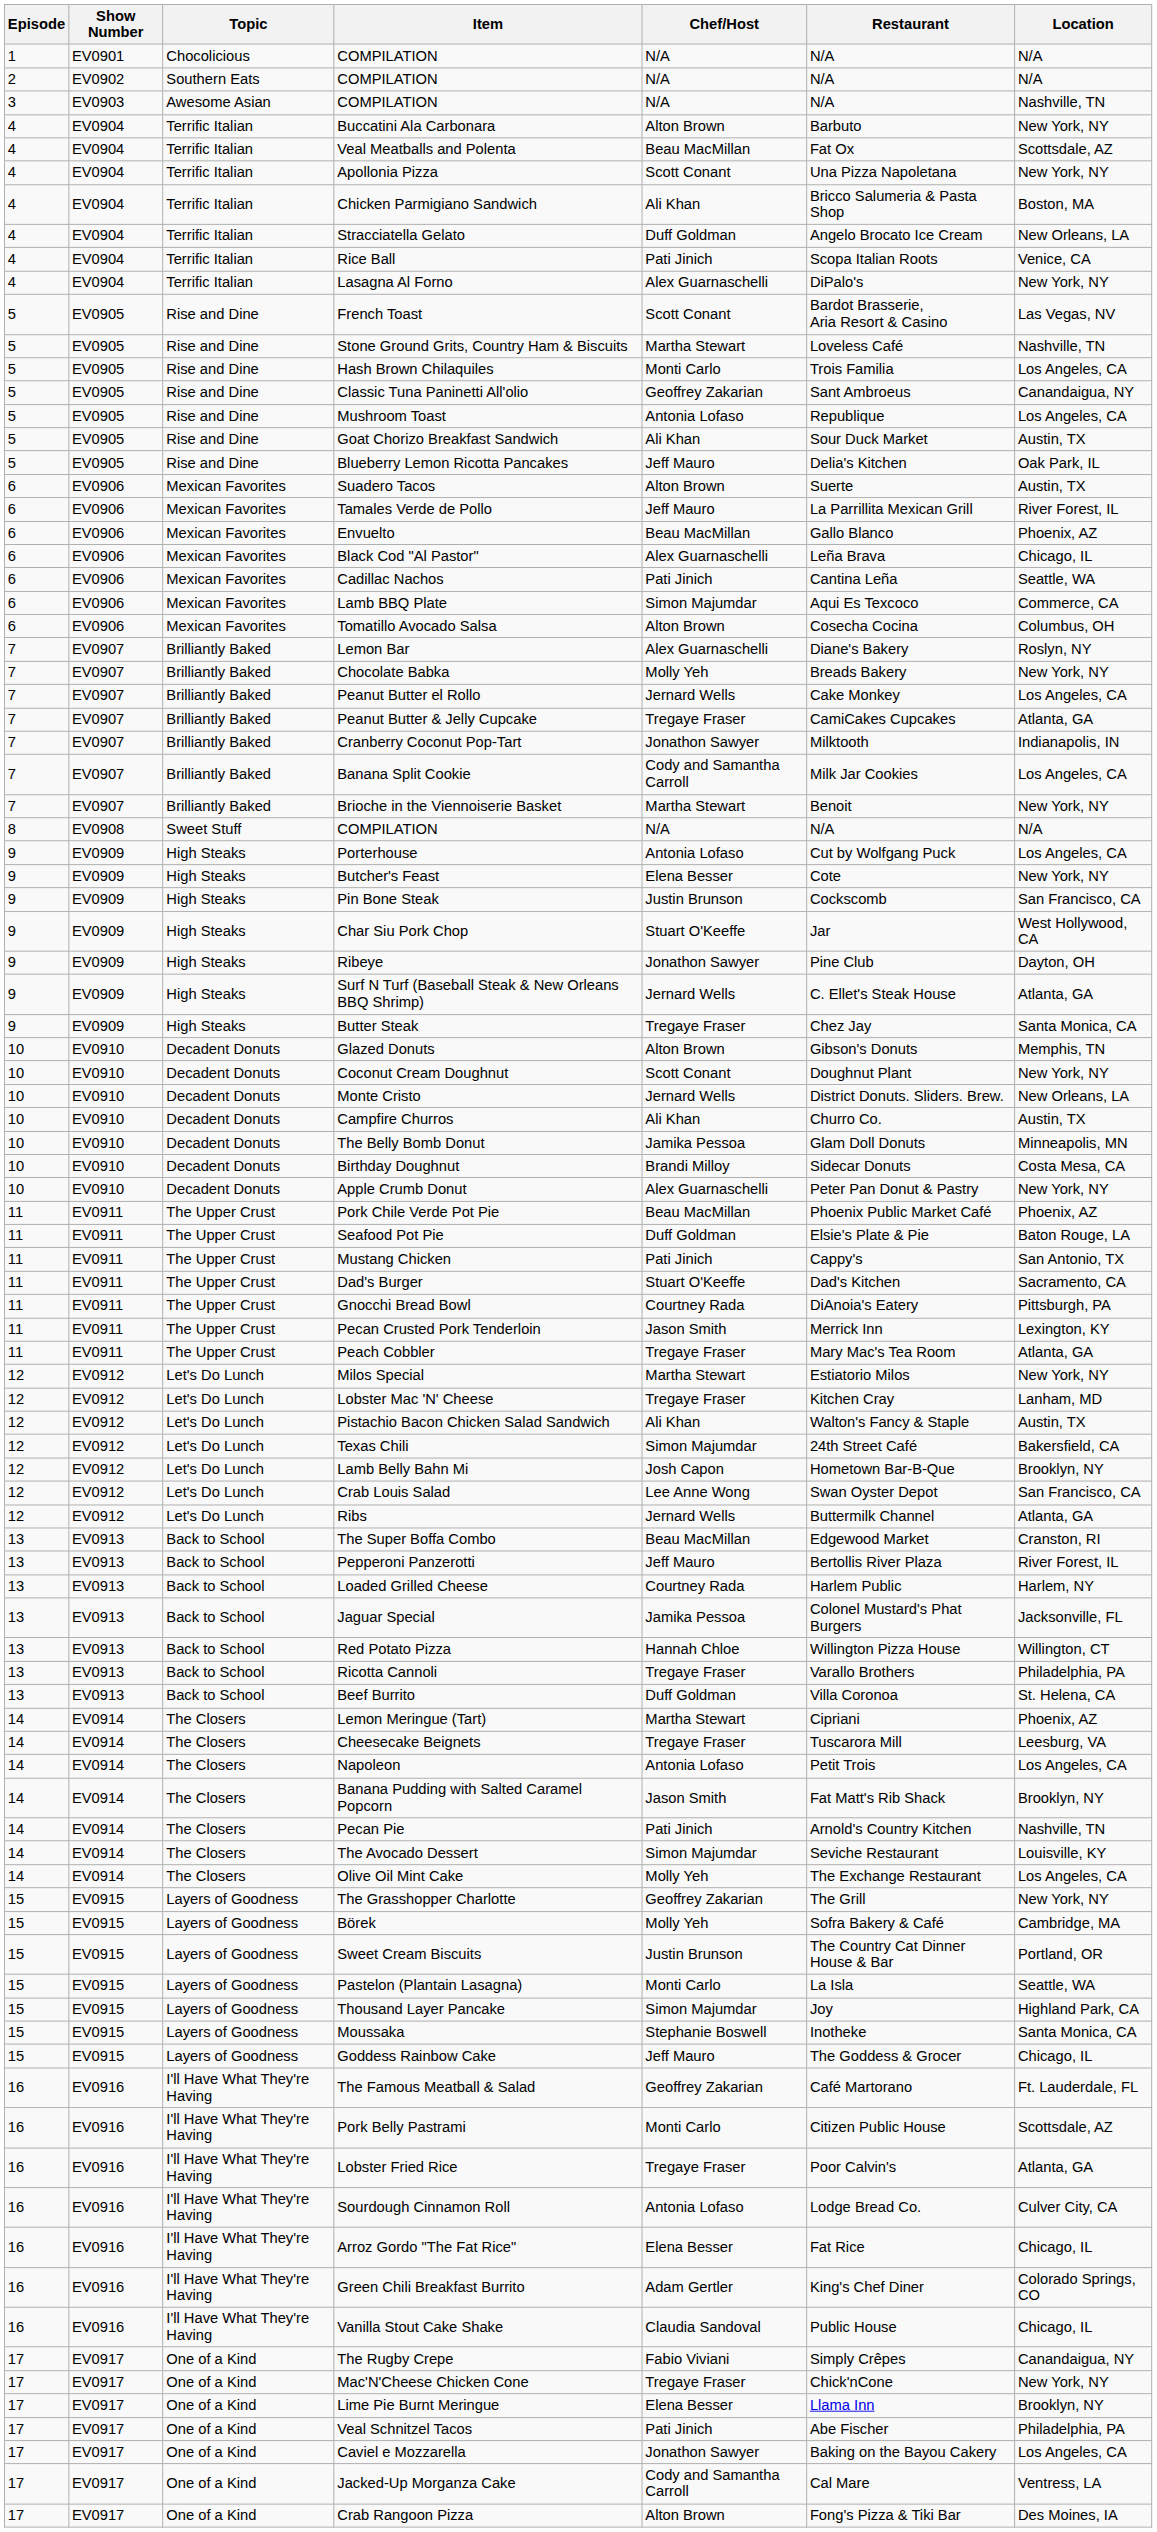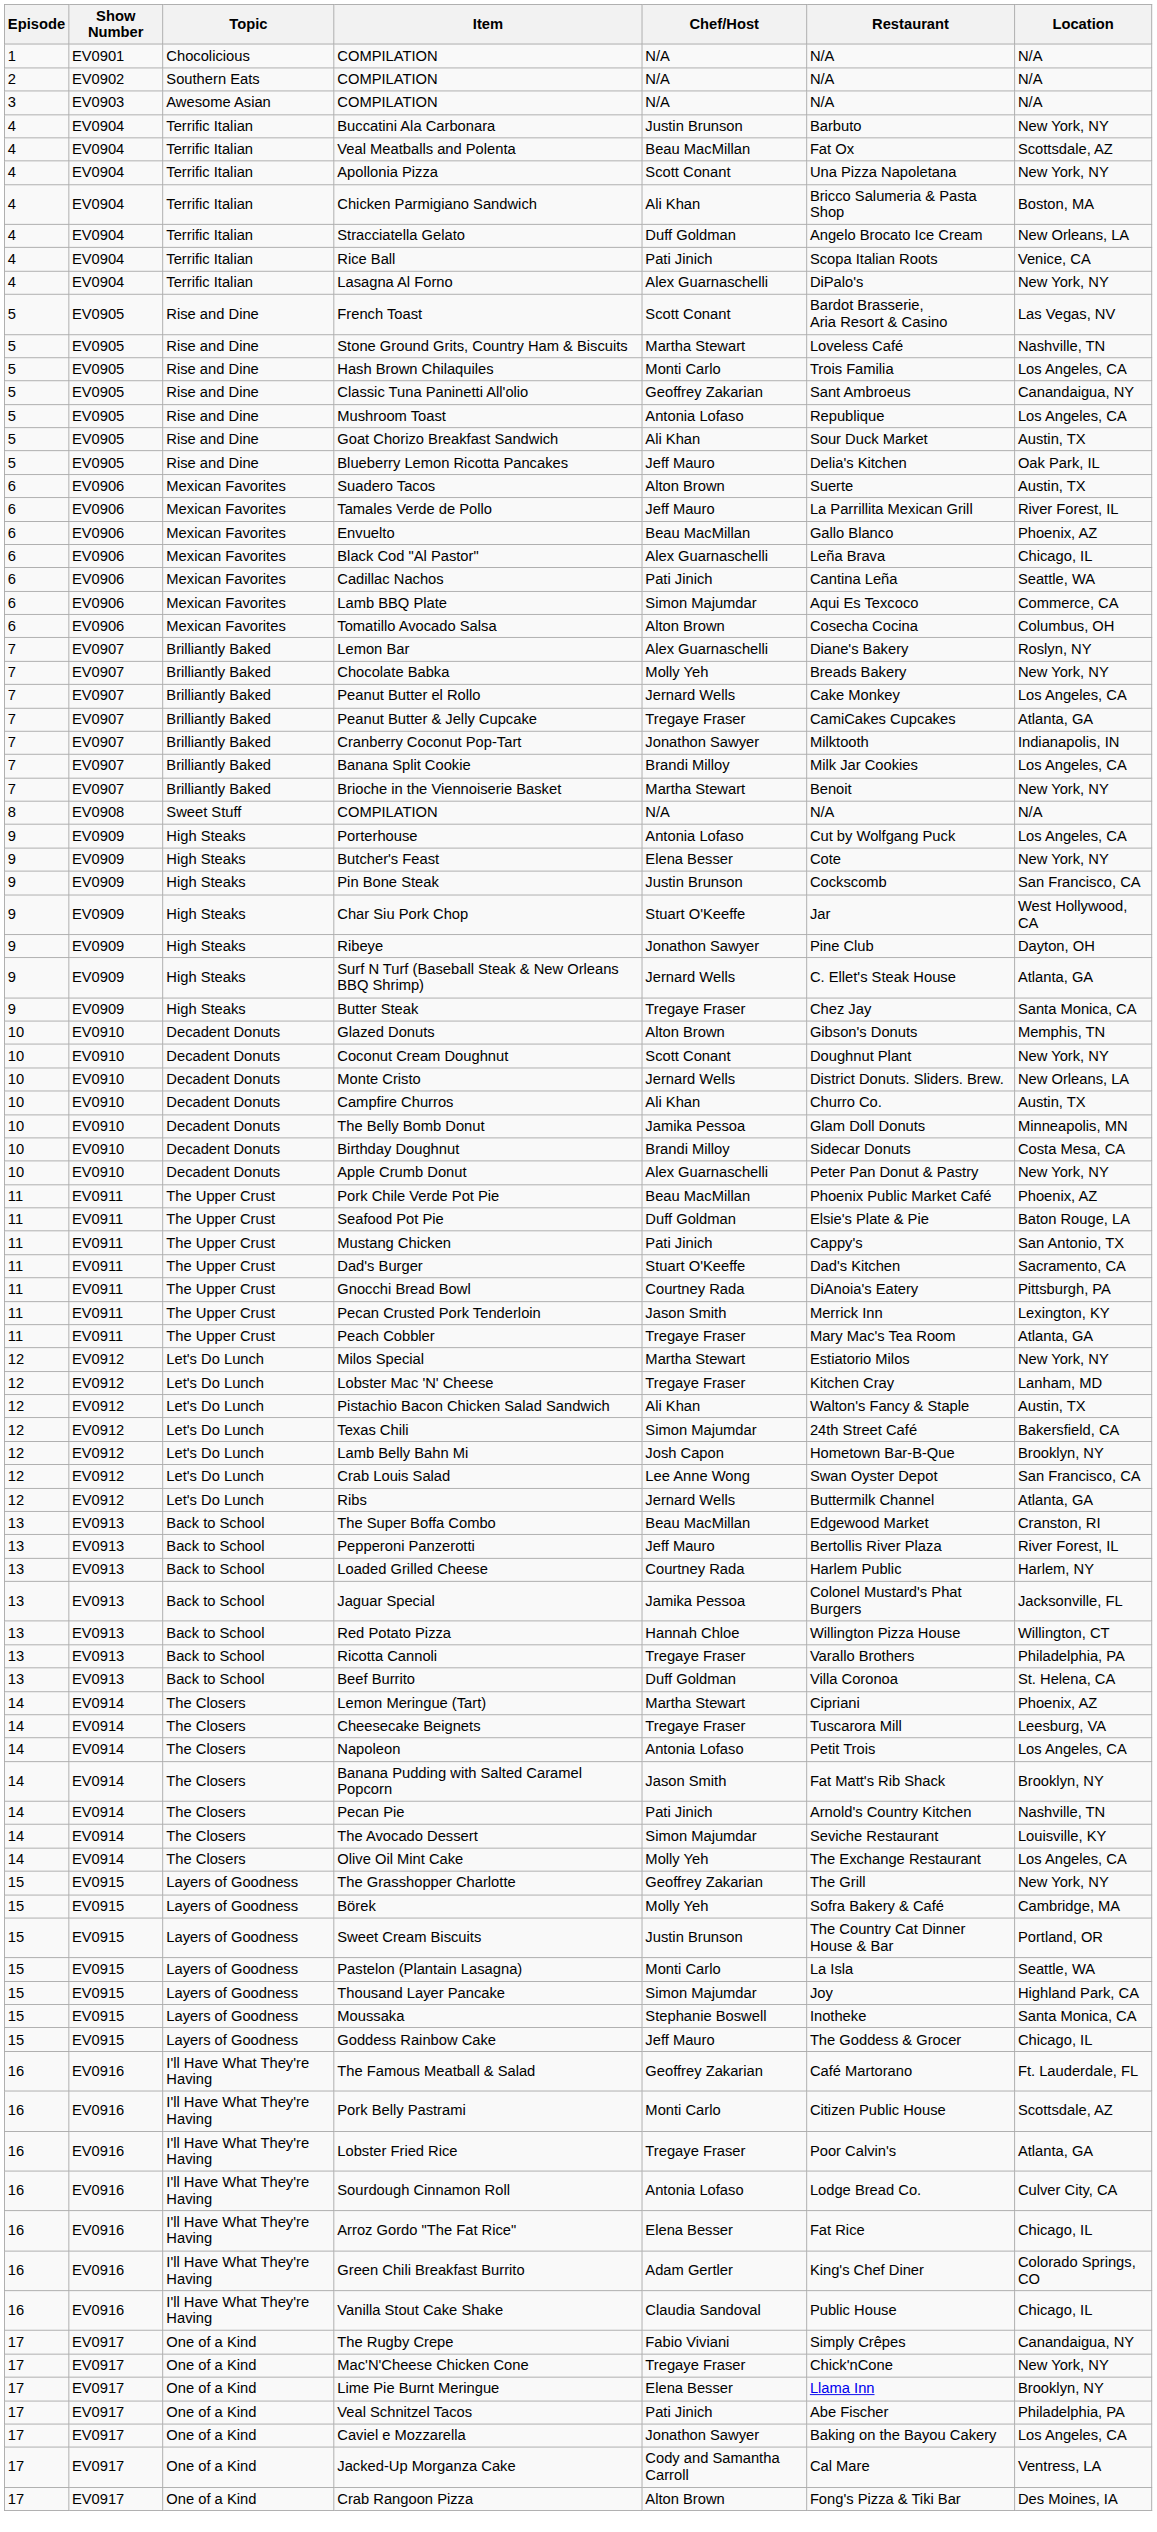(1062, 102) Nashville, TN -> (1030, 102) N/A
(685, 126) Alton Brown -> (694, 126) Justin Brunson
(712, 774) Cody and Samantha Carroll -> (688, 766) Brandi Milloy
